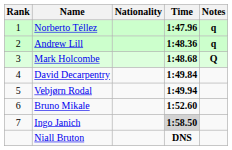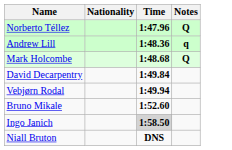- column: (18, 12)
(214, 28) q -> (186, 28) Q
